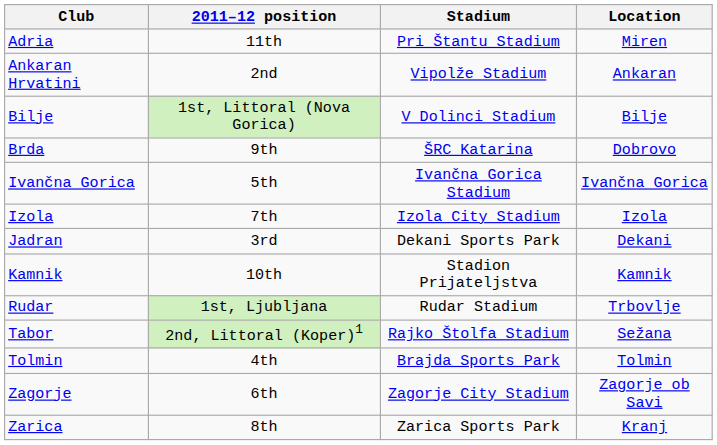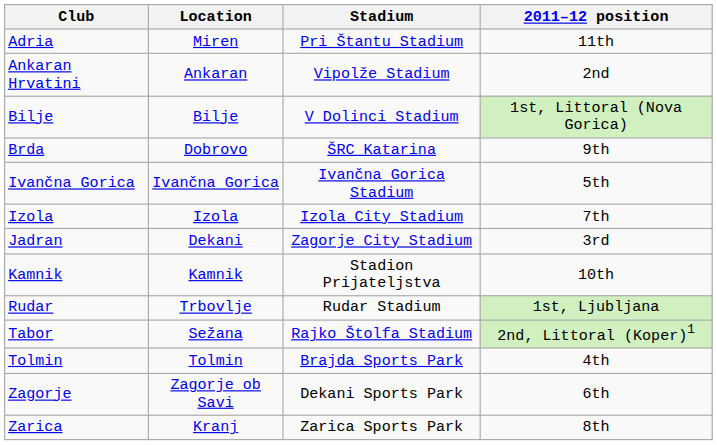columns swapped: (644, 17) <-> (264, 17)
(478, 241) Dekani Sports Park -> (382, 241) Zagorje City Stadium
(478, 394) Zagorje City Stadium -> (382, 394) Dekani Sports Park
